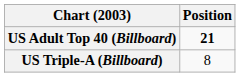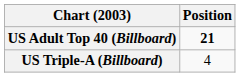(207, 60) 8 -> (207, 60) 4
